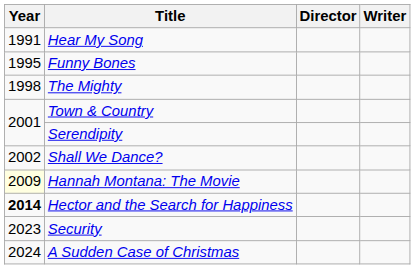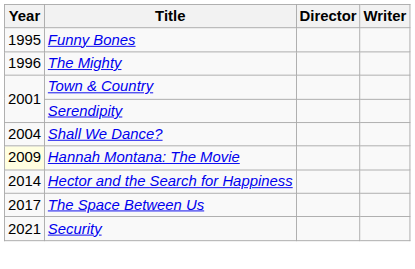- row: (95, 39)
(24, 87) 1998 -> (24, 63) 1996
(24, 157) 2002 -> (24, 134) 2004
(24, 205) bold -> (24, 181) normal
+ row: (126, 205)
(24, 228) 2023 -> (24, 228) 2021
- row: (144, 252)
